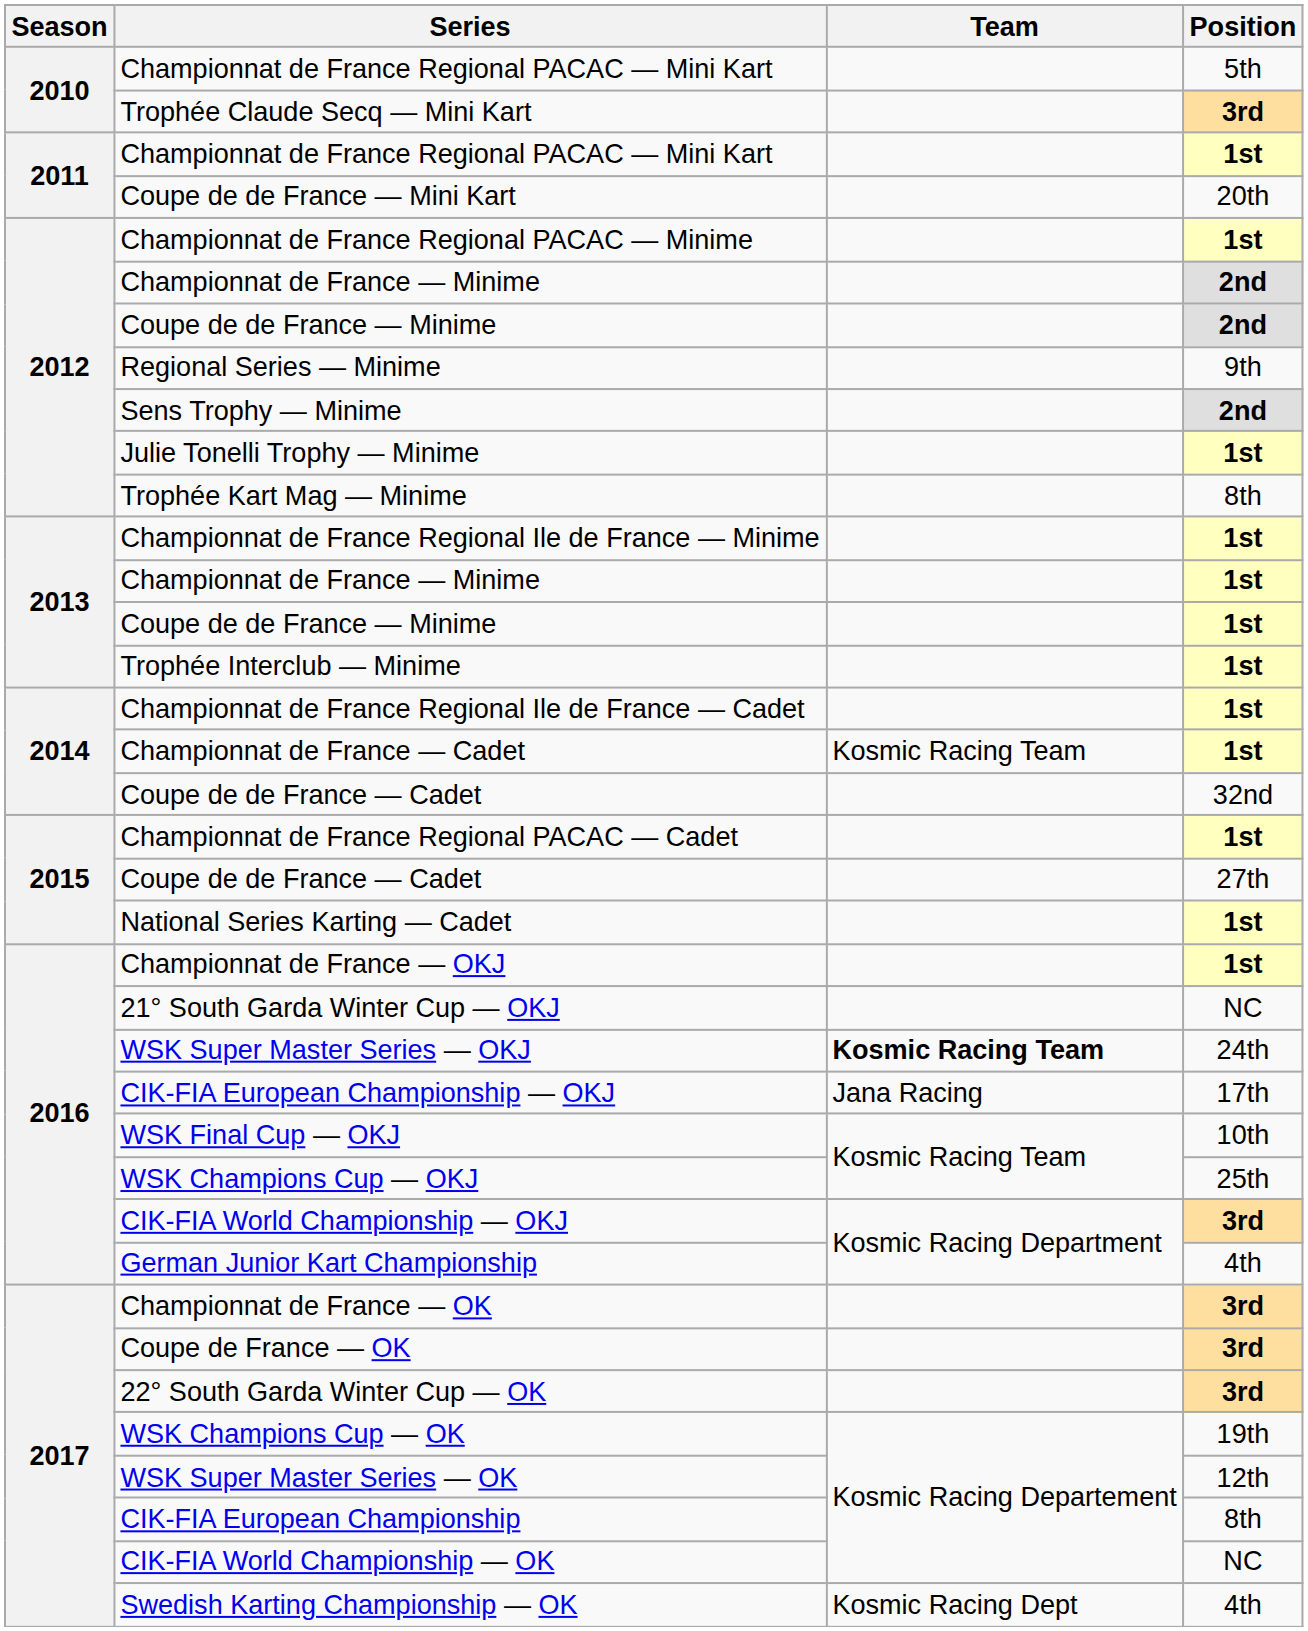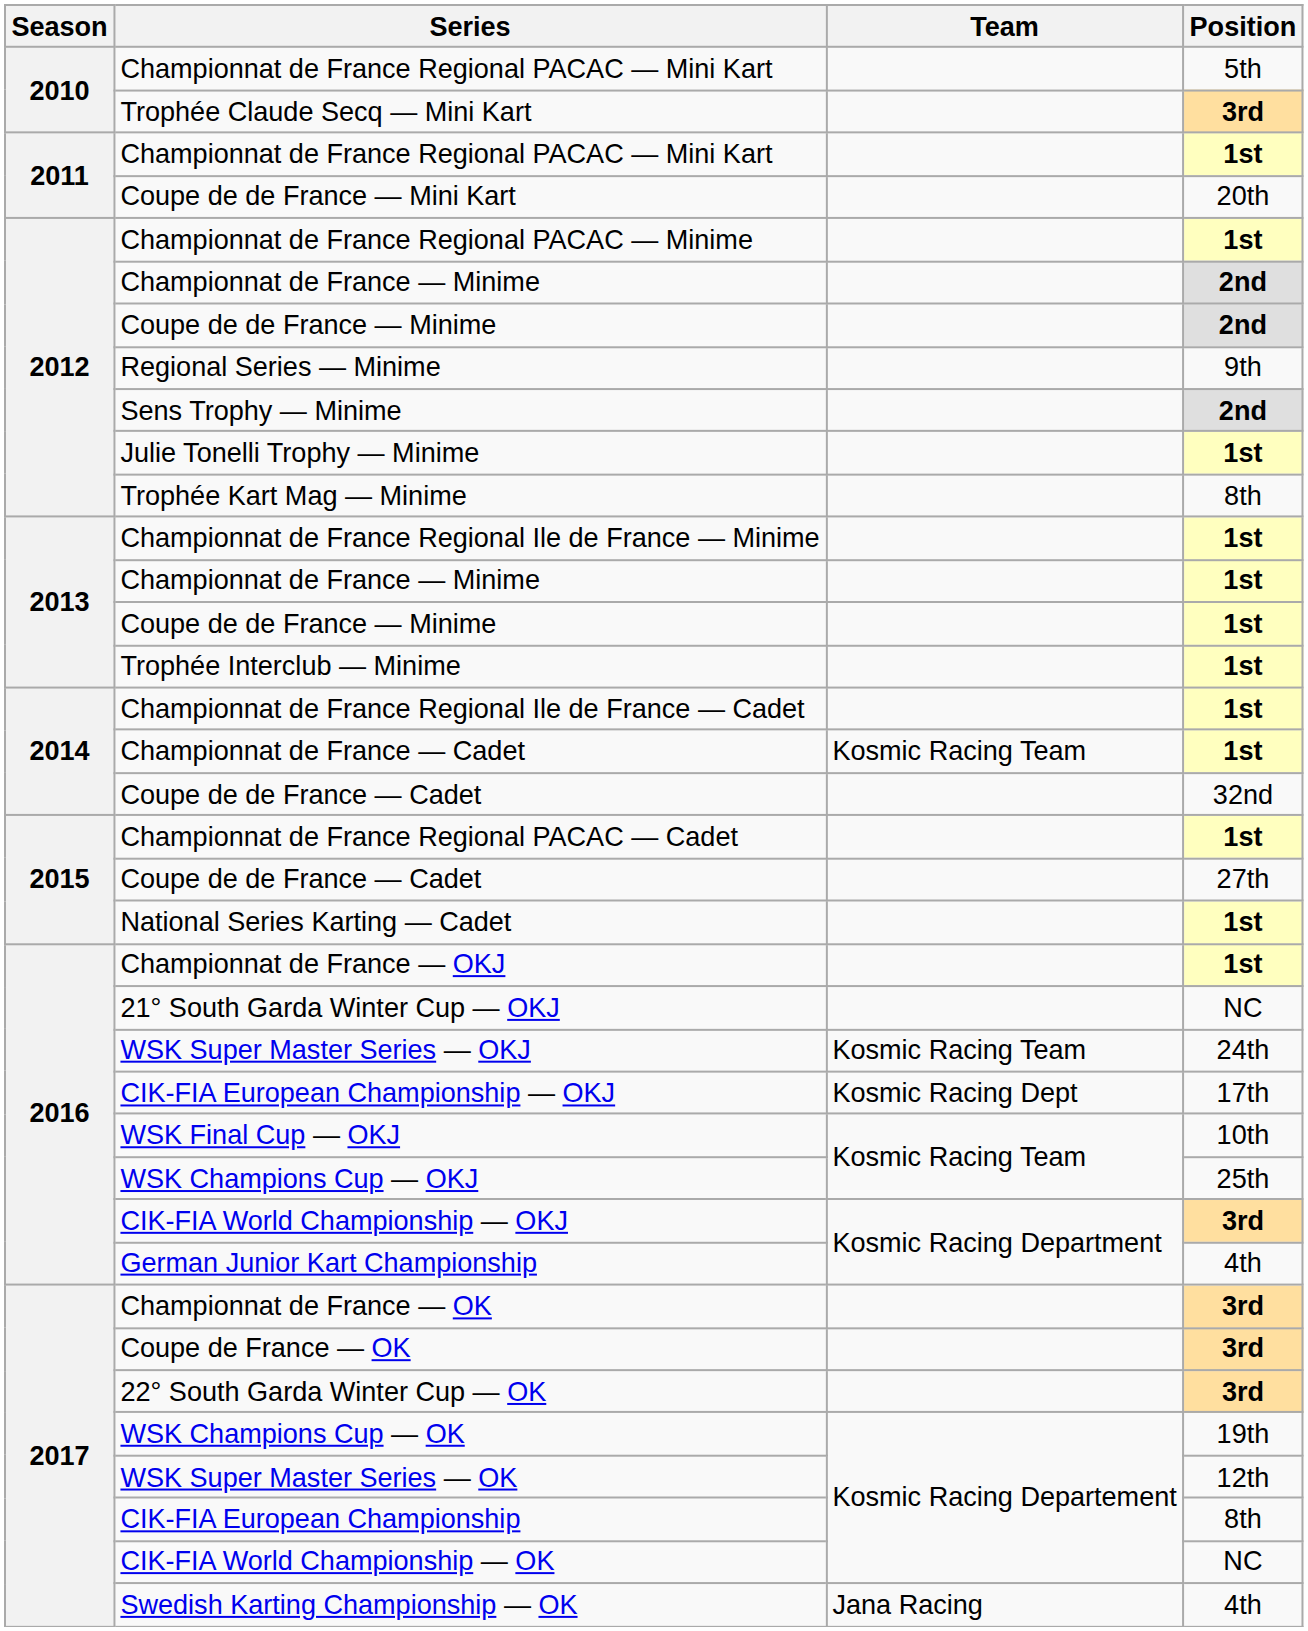(968, 1050) bold -> (959, 1050) normal
(908, 1092) Jana Racing -> (955, 1092) Kosmic Racing Dept
(955, 1604) Kosmic Racing Dept -> (908, 1604) Jana Racing
